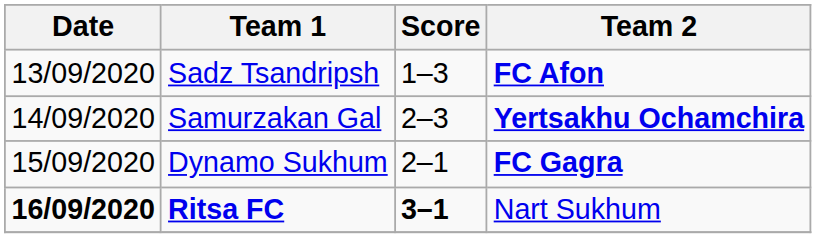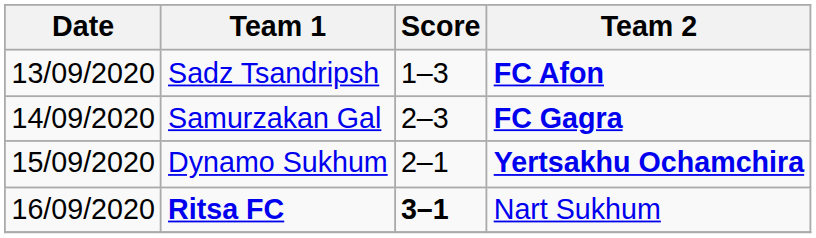(649, 118) Yertsakhu Ochamchira -> (558, 118) FC Gagra
(558, 163) FC Gagra -> (649, 163) Yertsakhu Ochamchira
(83, 208) bold -> (83, 208) normal
